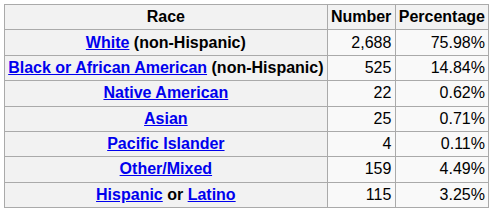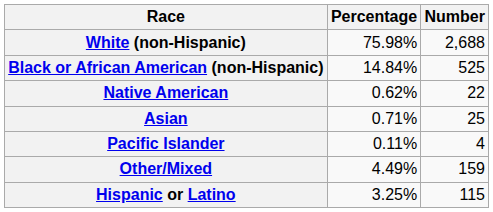columns swapped: (361, 17) <-> (442, 17)
